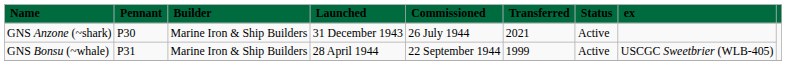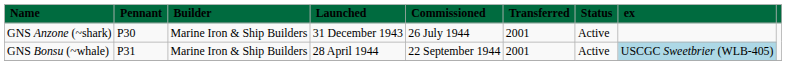(518, 32) 2021 -> (518, 32) 2001
(518, 51) 1999 -> (518, 51) 2001
(697, 51) no background -> (697, 51) lightblue background
